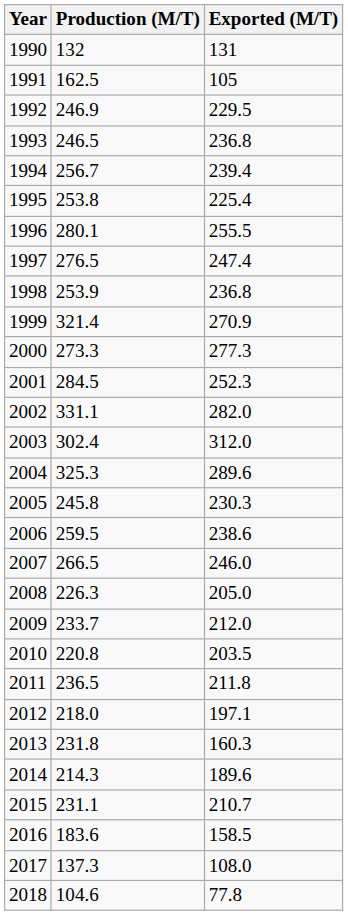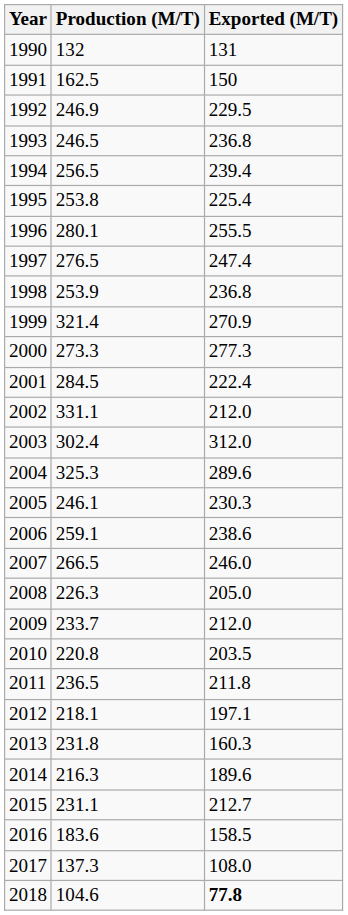(223, 79) 105 -> (223, 79) 150
(77, 170) 256.7 -> (77, 170) 256.5
(230, 381) 252.3 -> (230, 381) 222.4
(230, 412) 282.0 -> (230, 412) 212.0
(77, 502) 245.8 -> (77, 502) 246.1
(77, 532) 259.5 -> (77, 532) 259.1
(77, 714) 218.0 -> (77, 714) 218.1
(77, 774) 214.3 -> (77, 774) 216.3
(230, 804) 210.7 -> (230, 804) 212.7
(225, 895) normal -> (225, 895) bold
